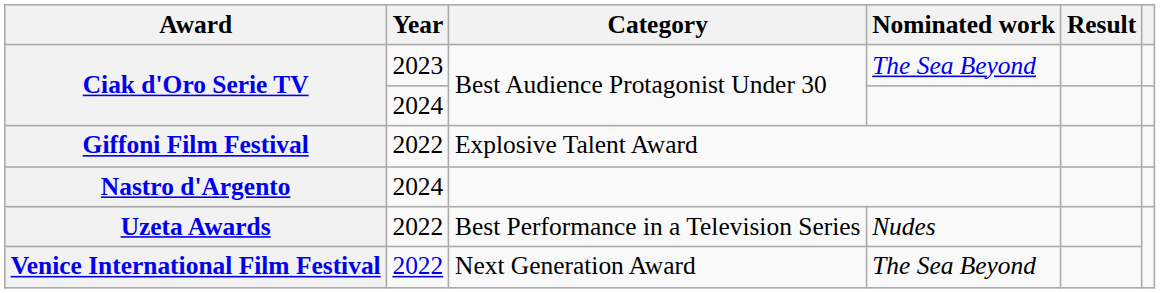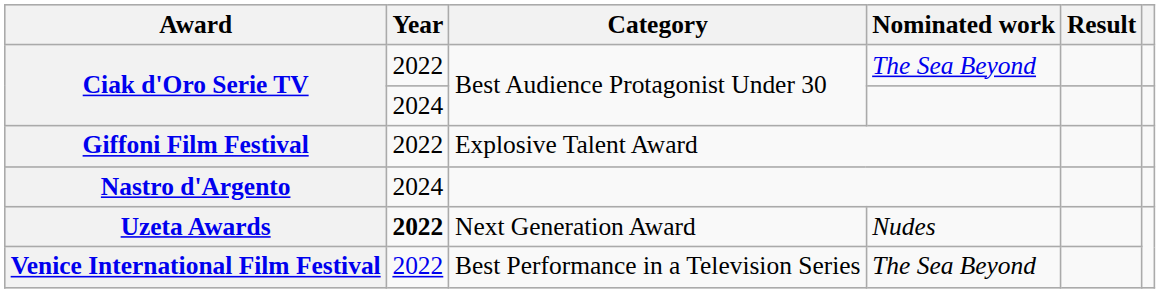(418, 65) 2023 -> (418, 65) 2022
(418, 226) normal -> (418, 226) bold
(658, 226) Best Performance in a Television Series -> (575, 226) Next Generation Award
(575, 266) Next Generation Award -> (658, 266) Best Performance in a Television Series
